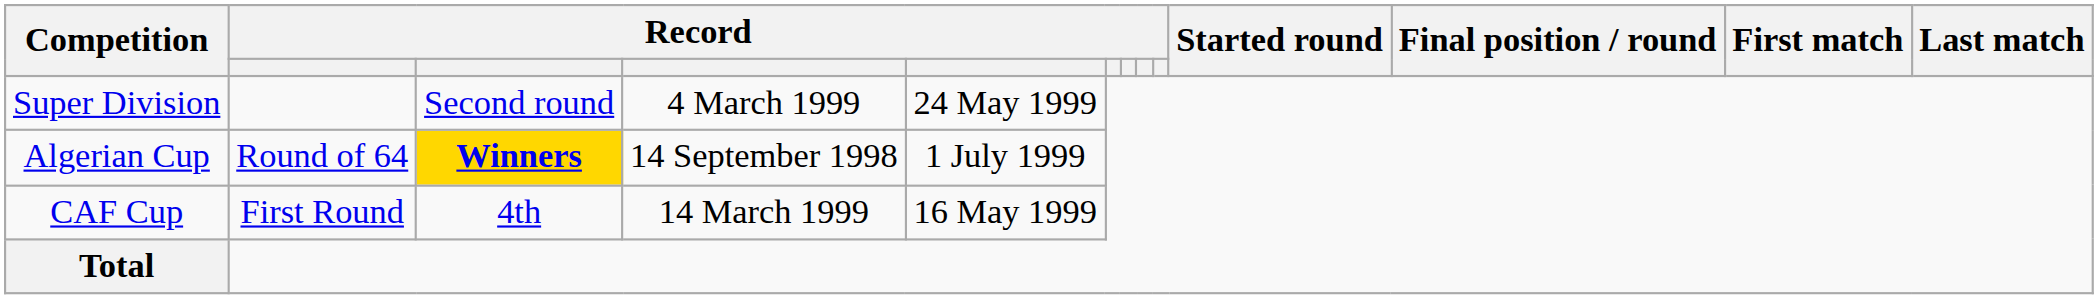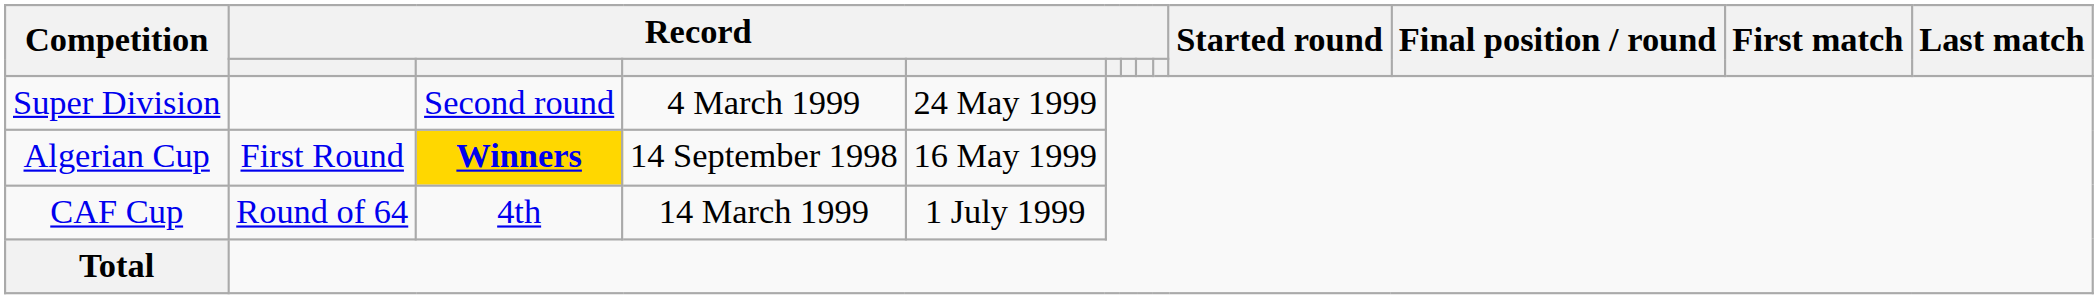(322, 156) Round of 64 -> (322, 156) First Round
(1005, 156) 1 July 1999 -> (1005, 156) 16 May 1999
(322, 211) First Round -> (322, 211) Round of 64
(1005, 211) 16 May 1999 -> (1005, 211) 1 July 1999
